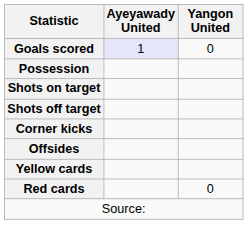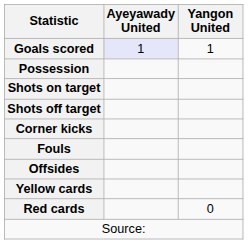(210, 48) 0 -> (210, 48) 1
+ row: (54, 149)
